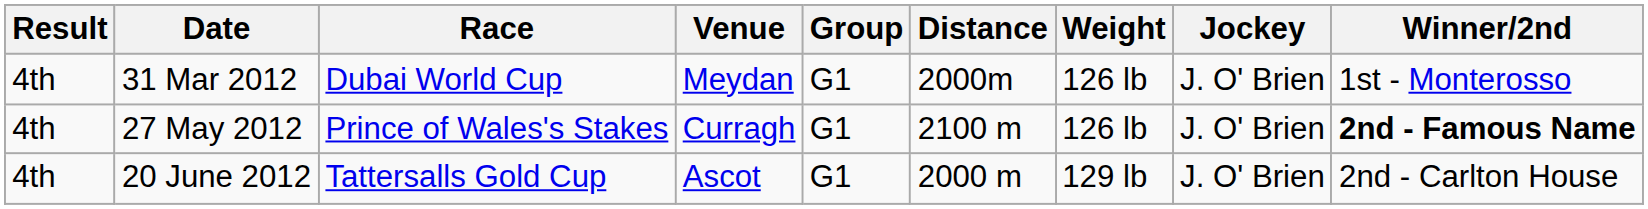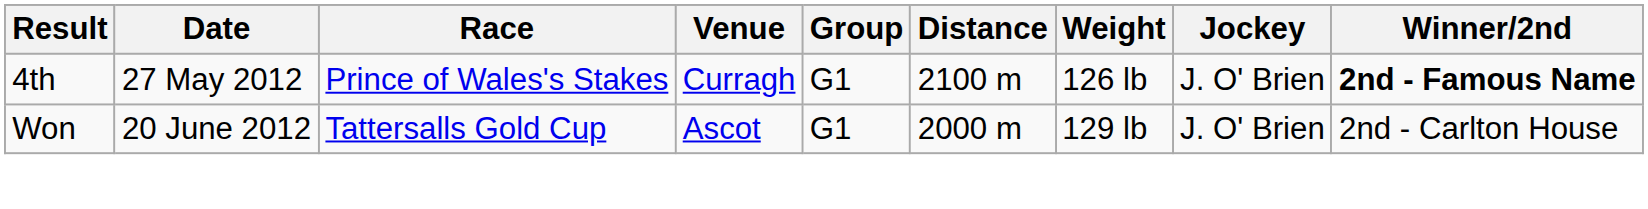- row: (210, 78)
(34, 177) 4th -> (44, 128) Won
